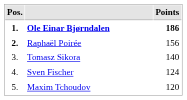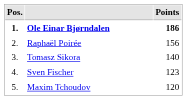(15, 42) bold -> (15, 42) normal
(173, 72) 124 -> (173, 72) 123
